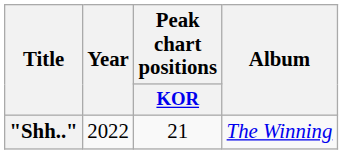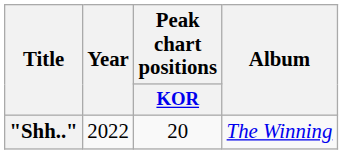(178, 131) 21 -> (178, 131) 20
